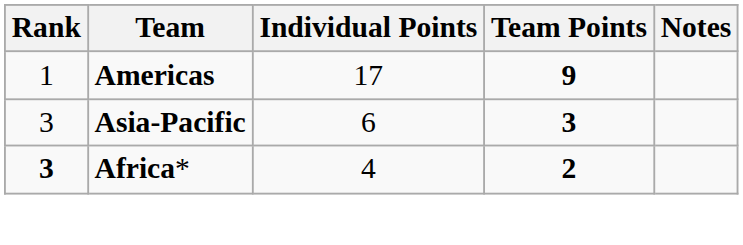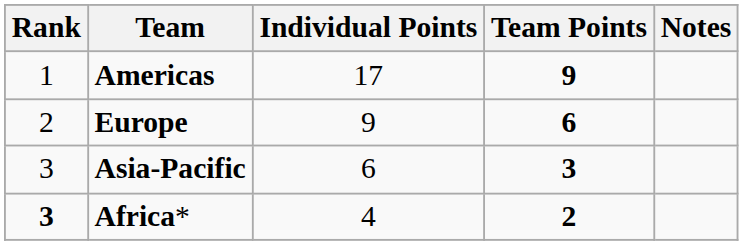+ row: (141, 121)
